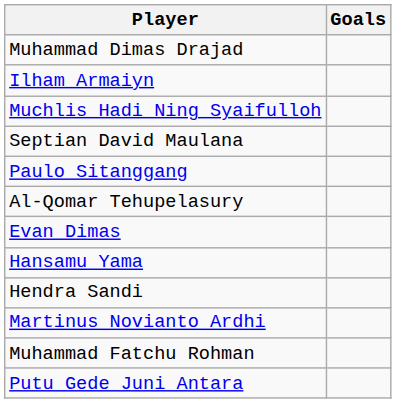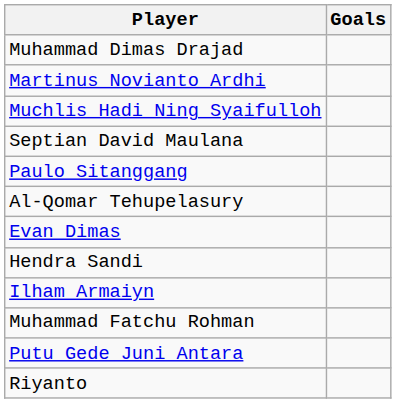rows swapped: (82, 80) <-> (137, 323)
- row: (76, 262)
+ row: (48, 383)
